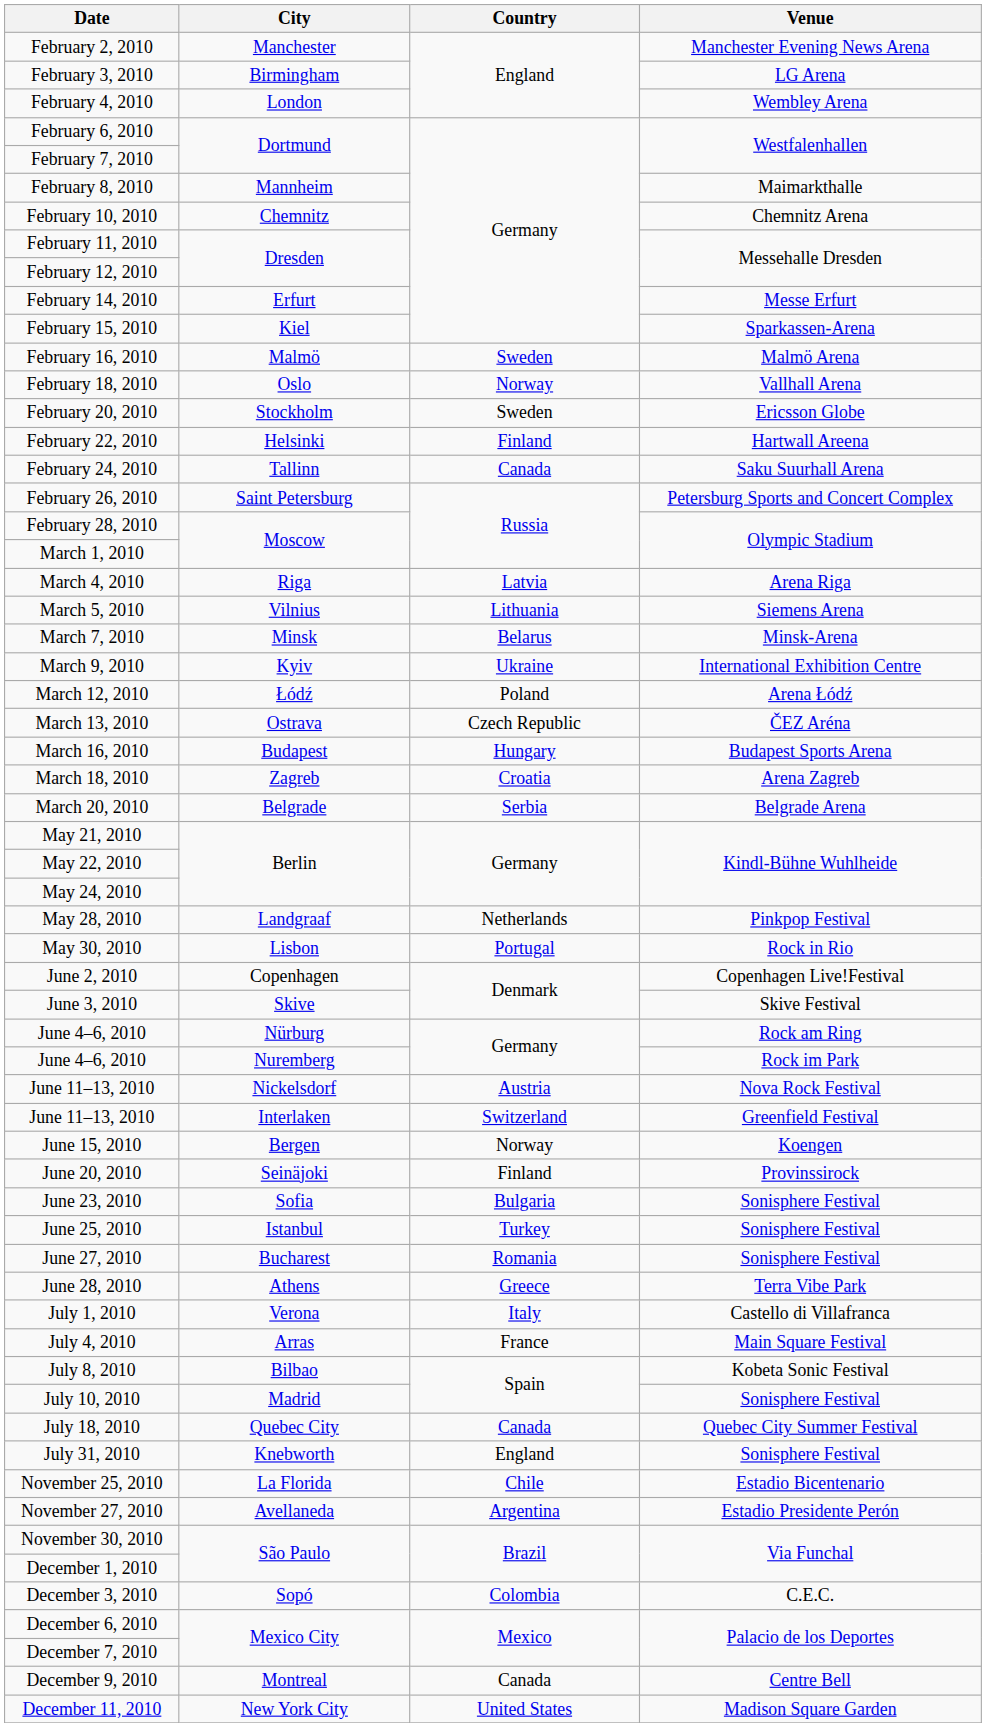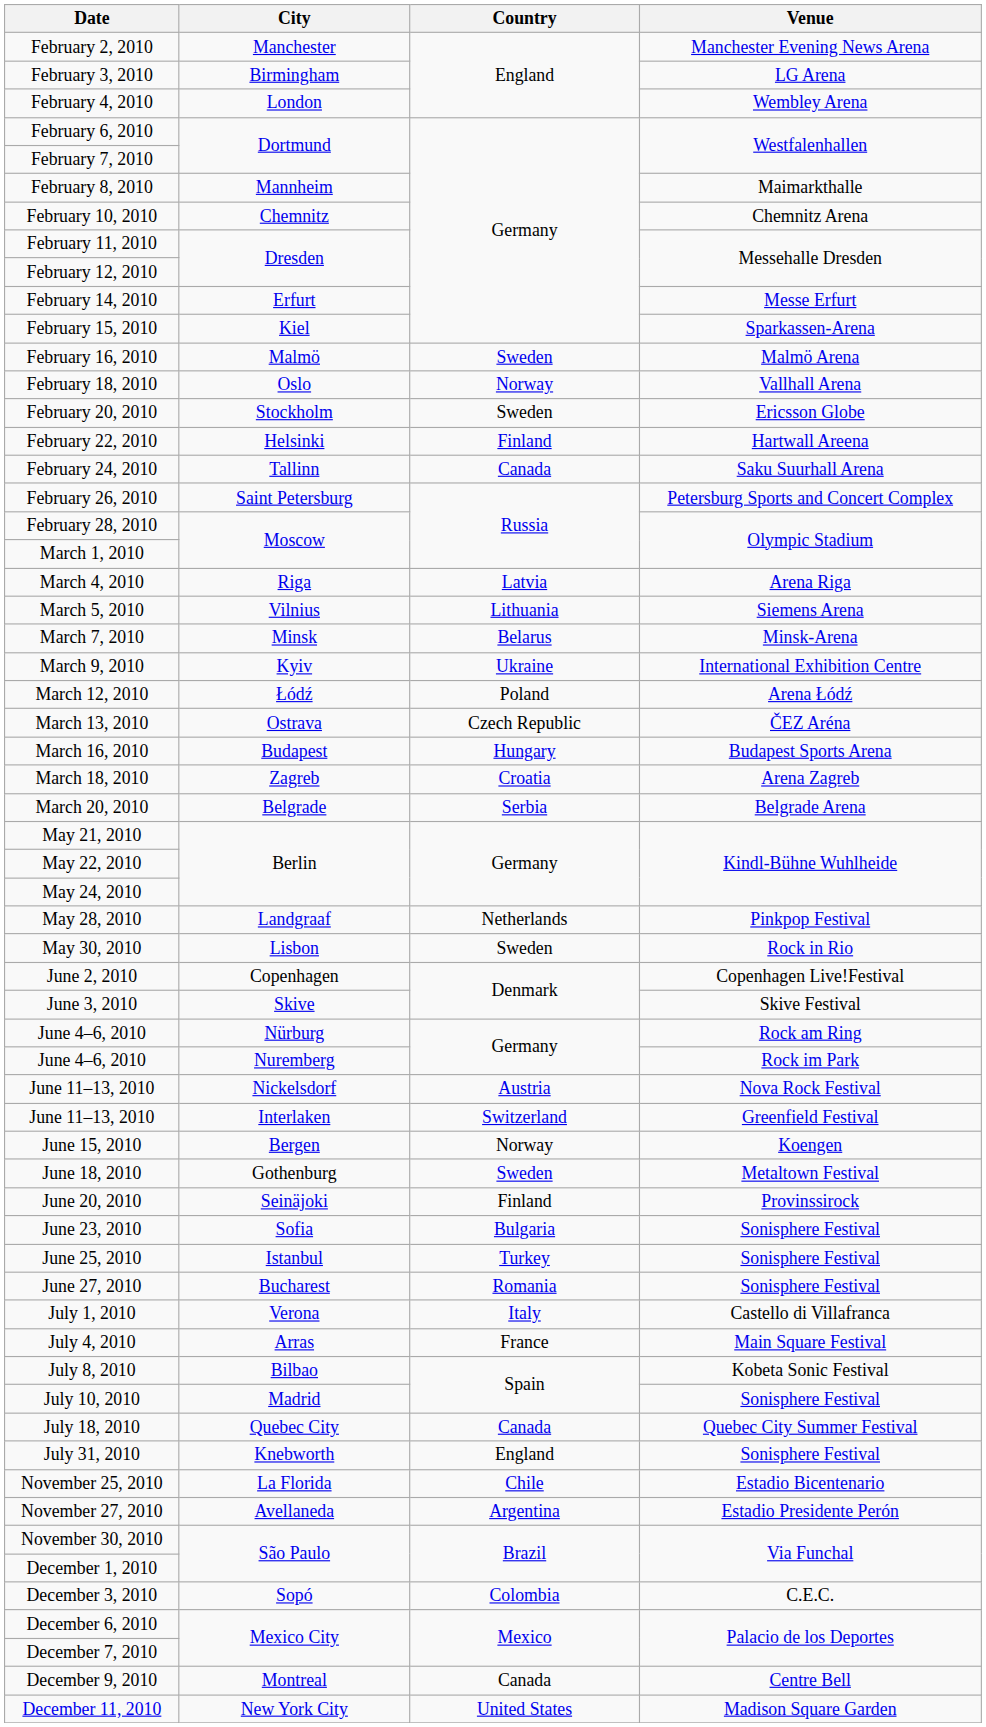(525, 948) Portugal -> (525, 948) Sweden
+ row: (92, 1173)
- row: (92, 1286)
